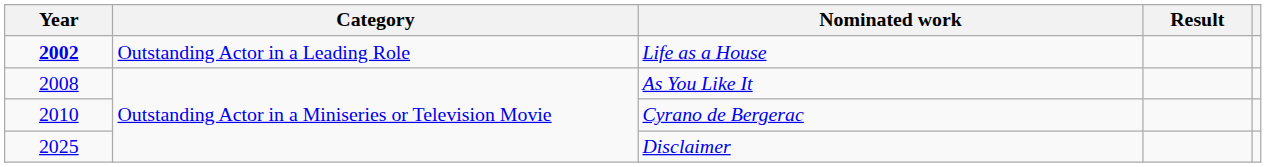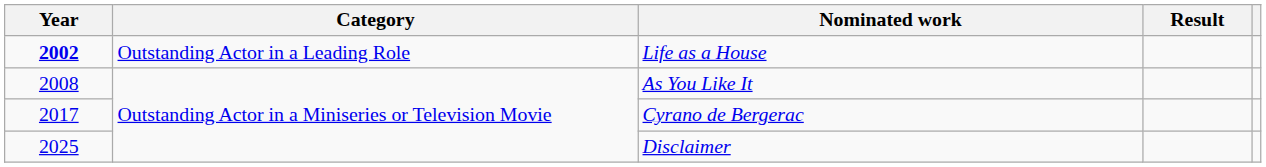(59, 114) 2010 -> (59, 114) 2017
